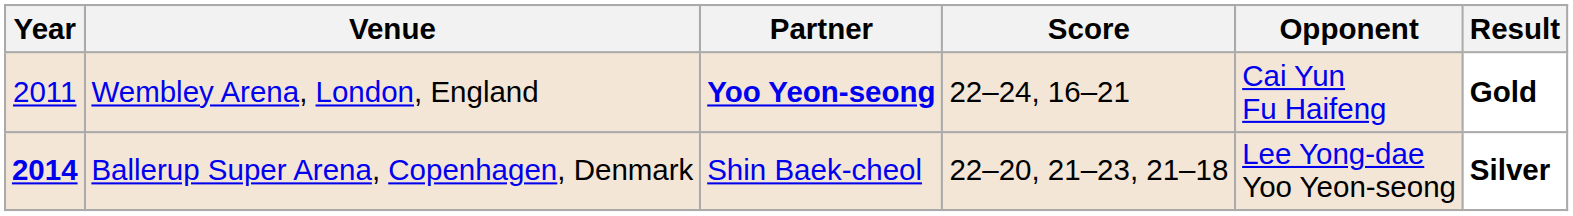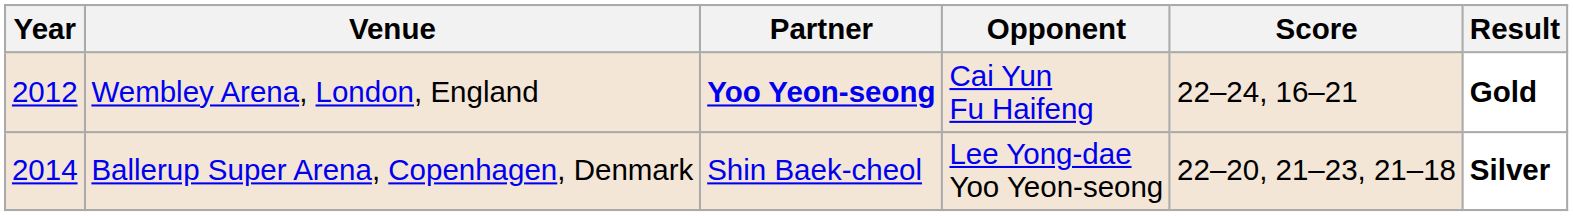columns swapped: (1349, 29) <-> (1089, 29)
(45, 92) 2011 -> (45, 92) 2012
(45, 171) bold -> (45, 171) normal
